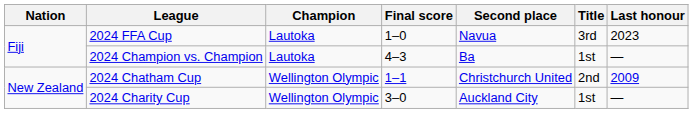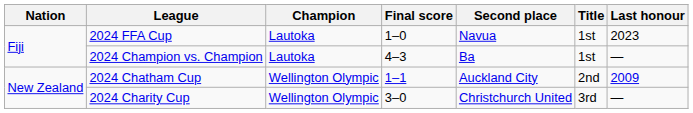(587, 36) 3rd -> (587, 36) 1st
(515, 77) Christchurch United -> (498, 77) Auckland City
(498, 98) Auckland City -> (515, 98) Christchurch United
(587, 98) 1st -> (587, 98) 3rd
